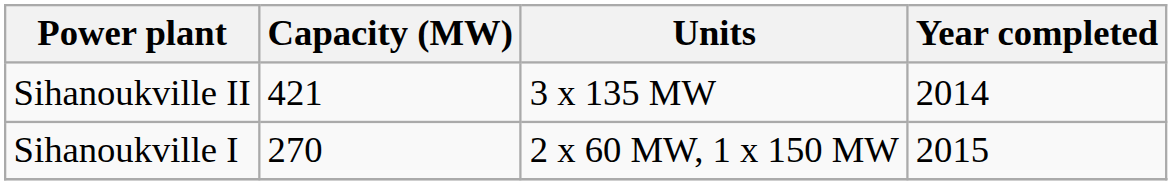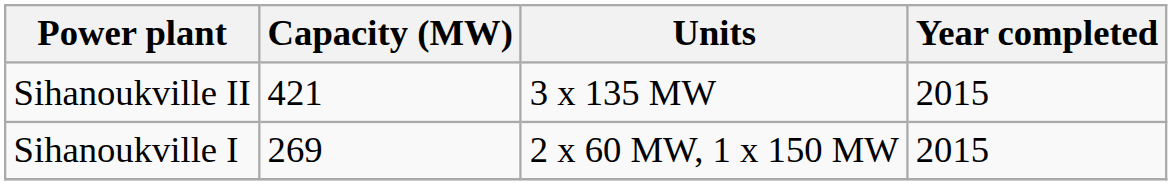(952, 91) 2014 -> (952, 91) 2015
(295, 149) 270 -> (295, 149) 269
